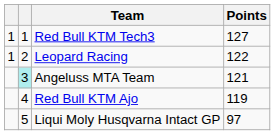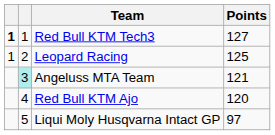(11, 36) normal -> (11, 36) bold
(237, 57) 122 -> (237, 57) 125
(237, 99) 119 -> (237, 99) 120
